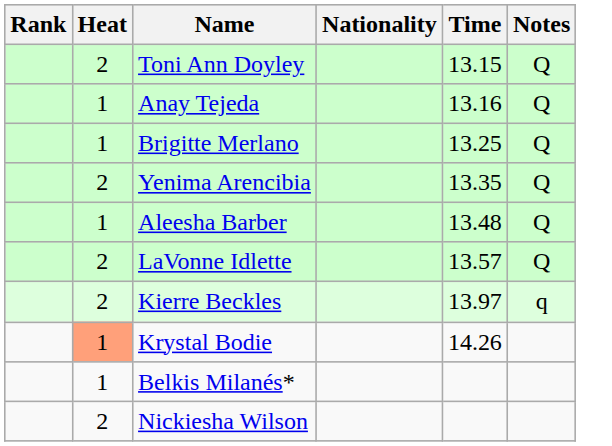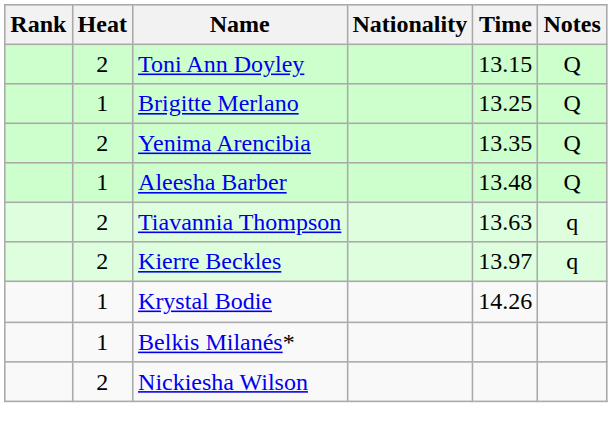- row: (199, 103)
- row: (215, 262)
+ row: (240, 222)
(102, 341) lightsalmon background -> (102, 301) no background
